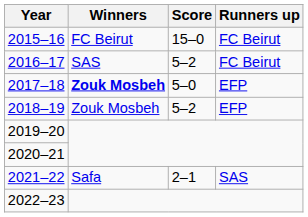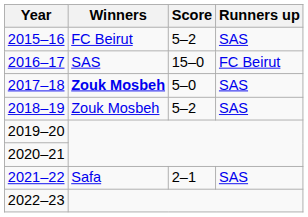(188, 39) 15–0 -> (184, 39) 5–2
(250, 39) FC Beirut -> (233, 39) SAS
(184, 62) 5–2 -> (188, 62) 15–0
(233, 85) EFP -> (233, 85) SAS
(233, 108) EFP -> (233, 108) SAS
